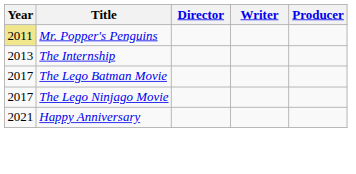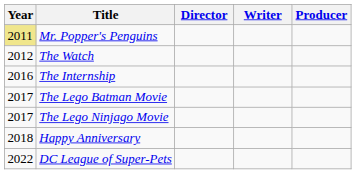+ row: (67, 55)
(20, 55) 2013 -> (20, 76) 2016
(20, 117) 2021 -> (20, 138) 2018
+ row: (106, 158)
